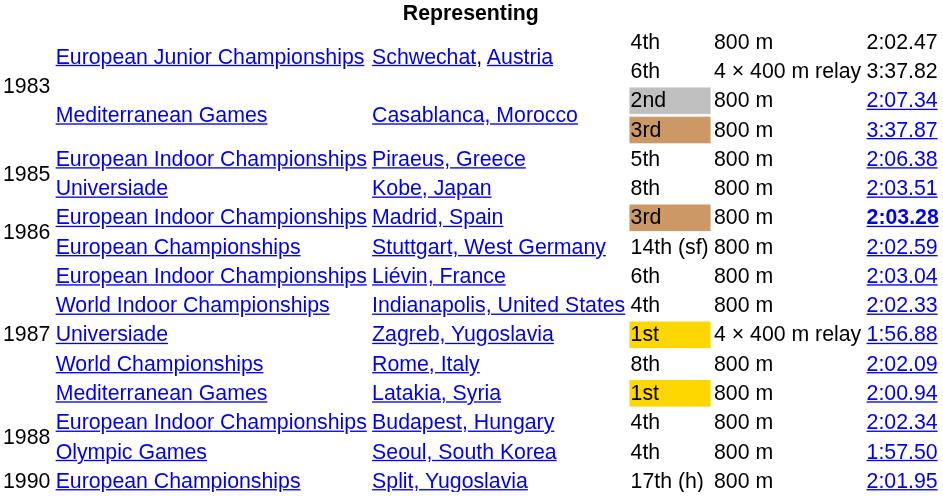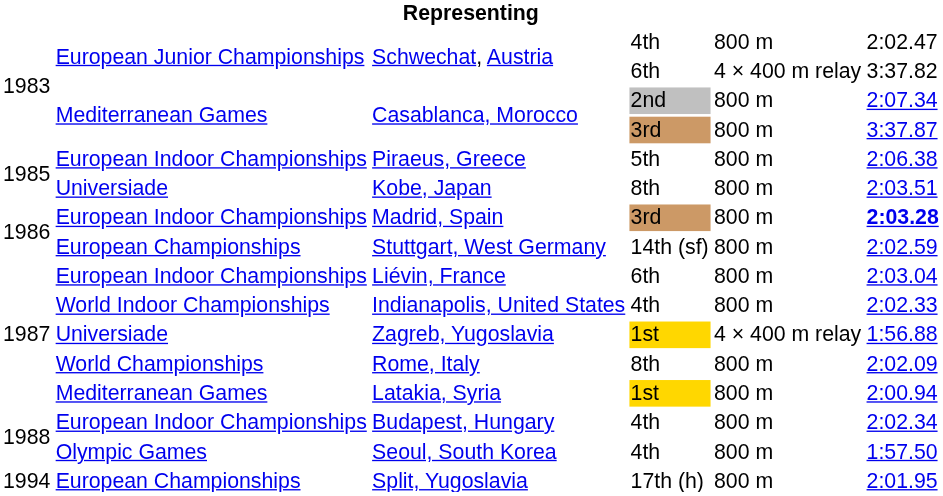(27, 480) 1990 -> (27, 480) 1994
